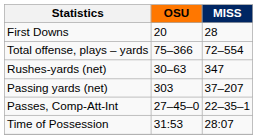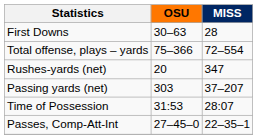(160, 32) 20 -> (170, 32) 30–63
(170, 69) 30–63 -> (160, 69) 20
rows swapped: (63, 106) <-> (58, 124)
